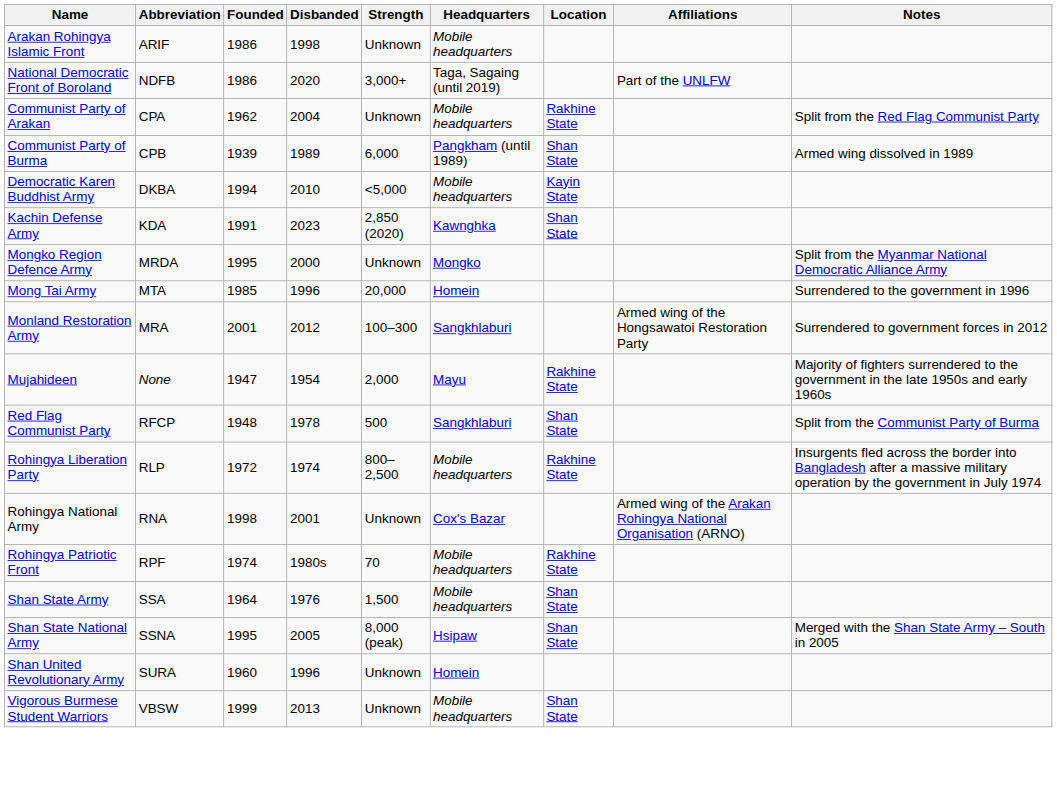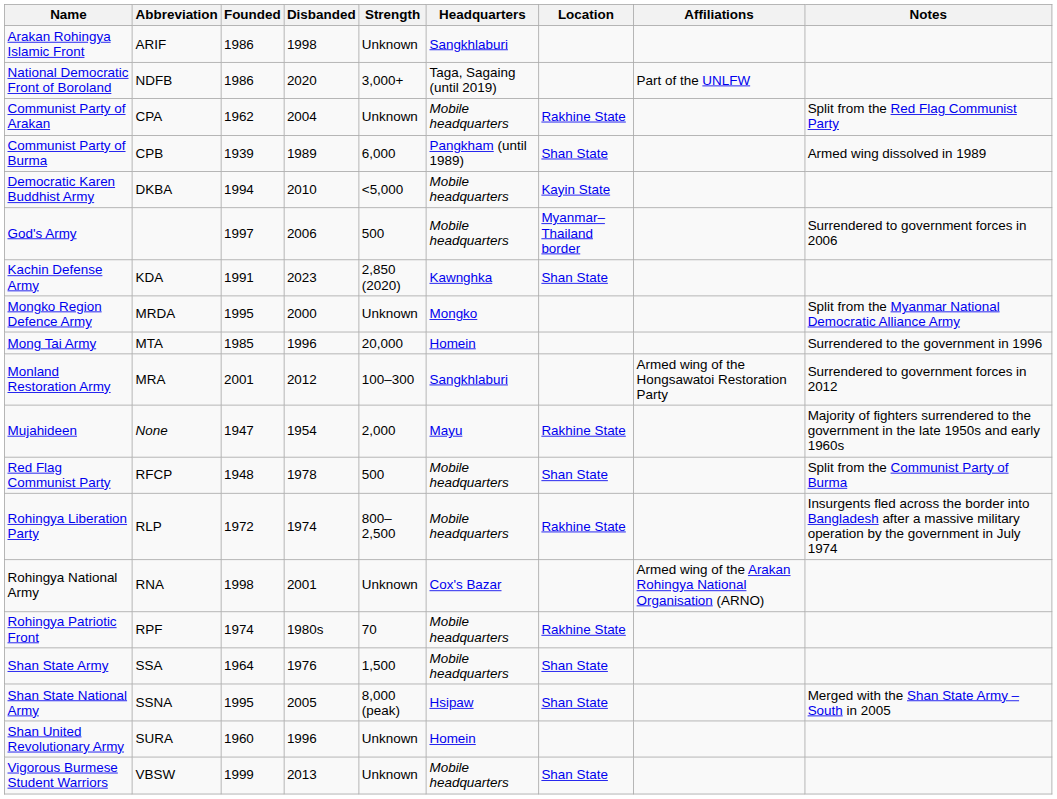(473, 44) Mobile headquarters -> (469, 44) Sangkhlaburi
+ row: (42, 233)
(472, 423) Sangkhlaburi -> (469, 475) Mobile headquarters
